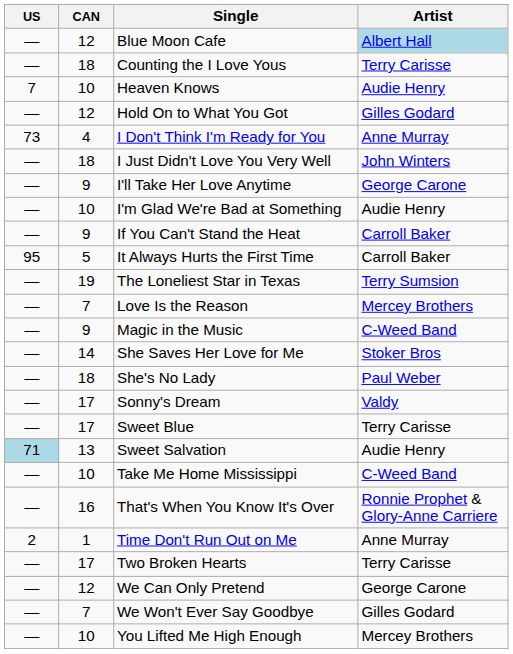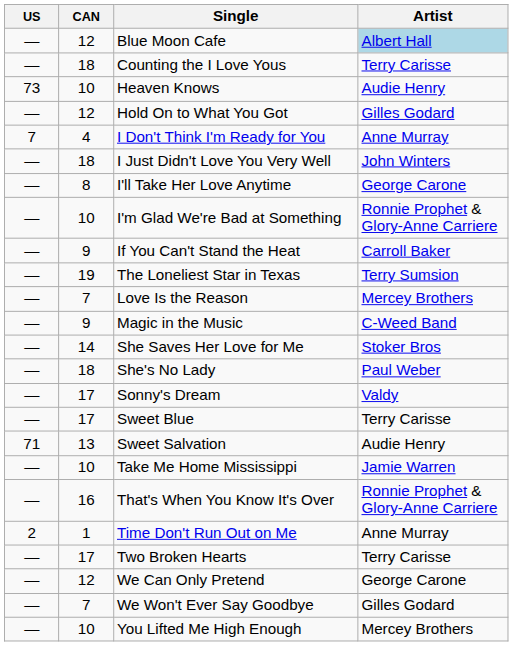(32, 88) 7 -> (32, 88) 73
(32, 137) 73 -> (32, 137) 7
(86, 185) 9 -> (86, 185) 8
(403, 209) Audie Henry -> (429, 217) Ronnie Prophet & Glory-Anne Carriere
- row: (215, 257)
(32, 450) lightblue background -> (32, 443) no background
(409, 474) C-Weed Band -> (409, 467) Jamie Warren
